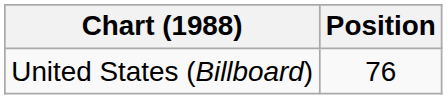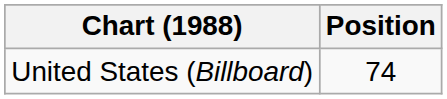(381, 70) 76 -> (381, 70) 74
